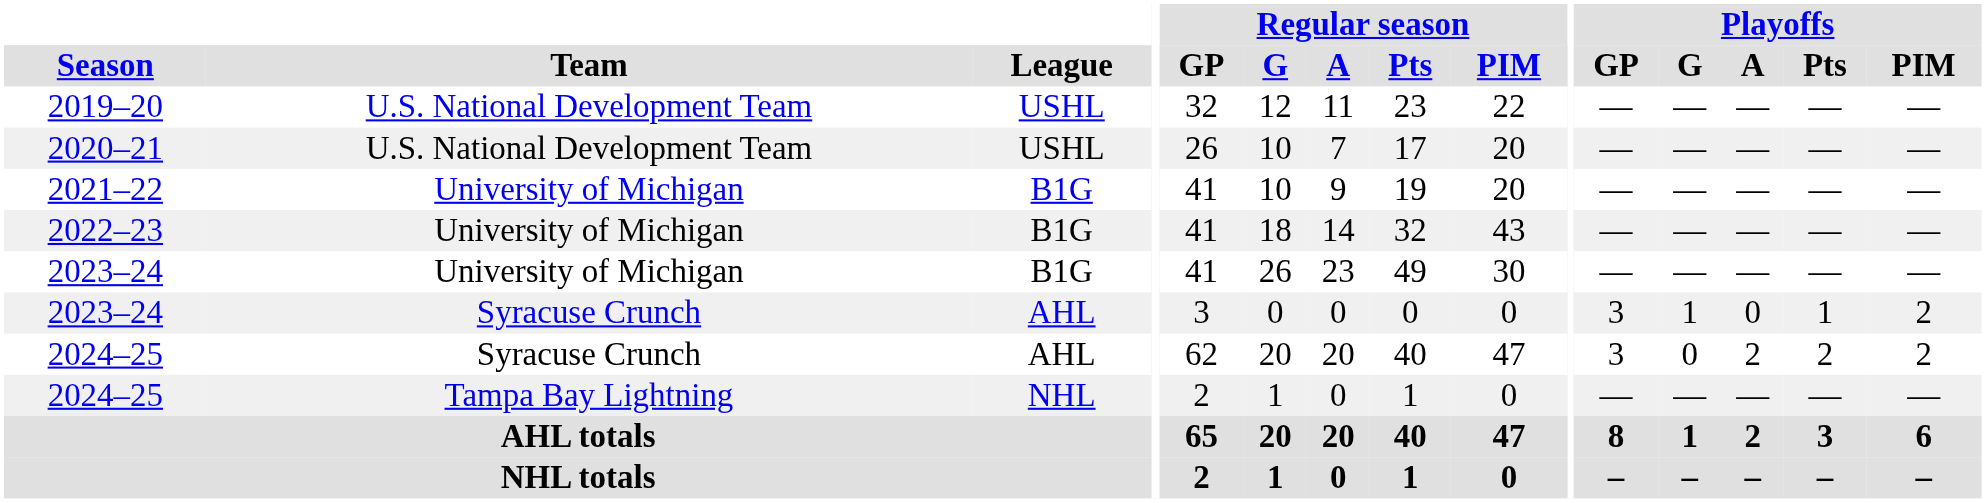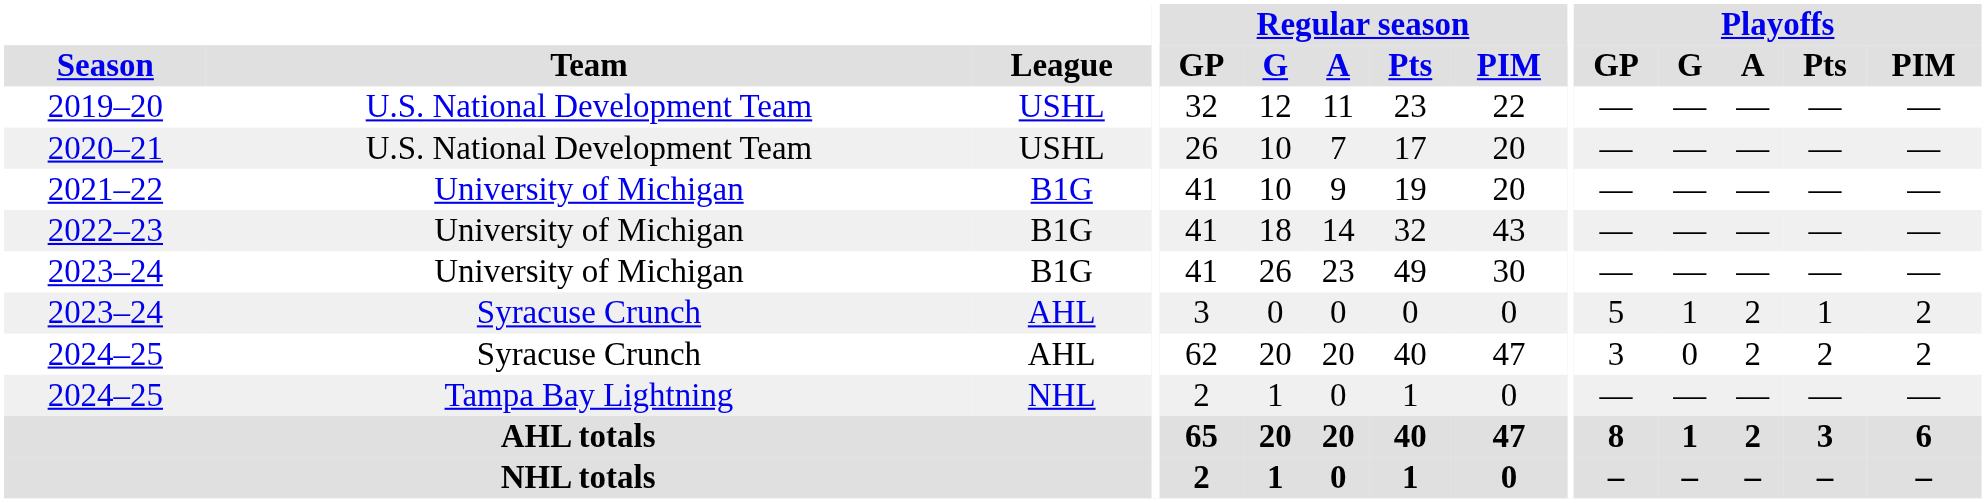(1616, 312) 3 -> (1616, 312) 5
(1753, 312) 0 -> (1753, 312) 2
